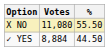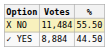(57, 25) 11,080 -> (57, 25) 11,484
